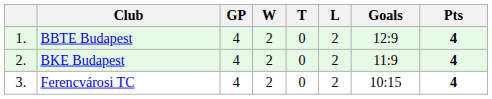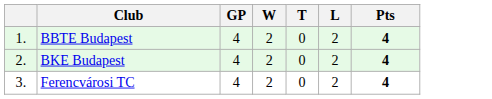- column: (385, 15)
